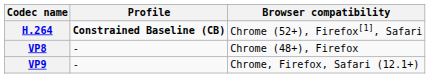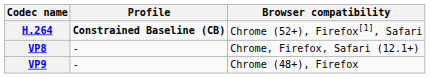(294, 48) Chrome (48+), Firefox -> (325, 48) Chrome, Firefox, Safari (12.1+)
(325, 65) Chrome, Firefox, Safari (12.1+) -> (294, 65) Chrome (48+), Firefox
